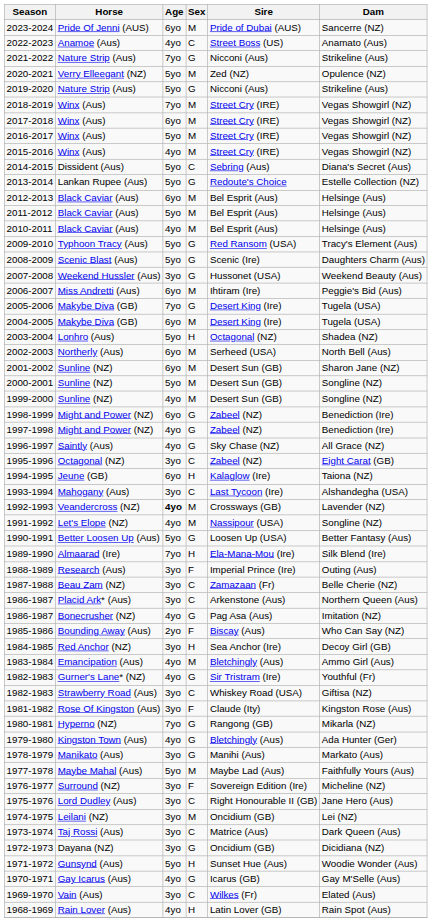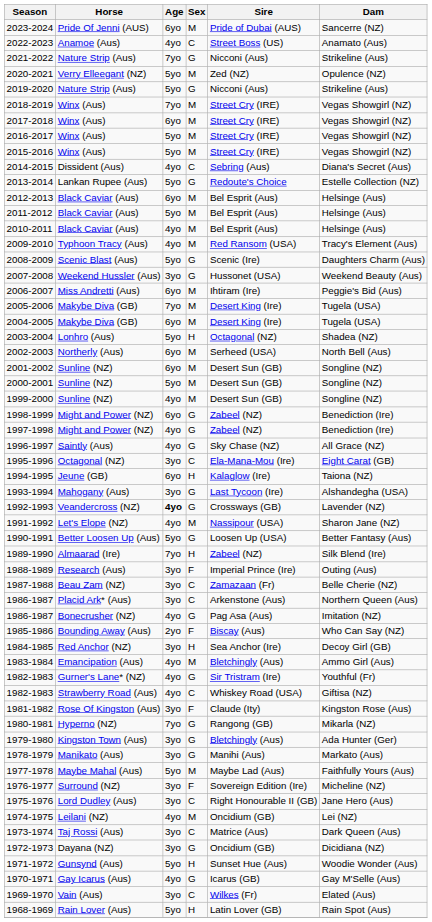(173, 151) 4yo -> (173, 151) 5yo
(173, 167) 5yo -> (173, 167) 4yo
(173, 244) 5yo -> (173, 244) 4yo
(192, 244) G -> (192, 244) M
(192, 306) G -> (192, 306) M
(361, 368) Sharon Jane (NZ) -> (352, 368) Songline (NZ)
(236, 461) Zabeel (NZ) -> (252, 461) Ela-Mana-Mou (Ire)
(192, 492) C -> (192, 492) G
(192, 507) M -> (192, 507) G
(352, 523) Songline (NZ) -> (361, 523) Sharon Jane (NZ)
(252, 553) Ela-Mana-Mou (Ire) -> (236, 553) Zabeel (NZ)
(173, 693) 3yo -> (173, 693) 4yo
(173, 739) 4yo -> (173, 739) 3yo
(173, 817) 3yo -> (173, 817) 4yo
(173, 910) 4yo -> (173, 910) 5yo
